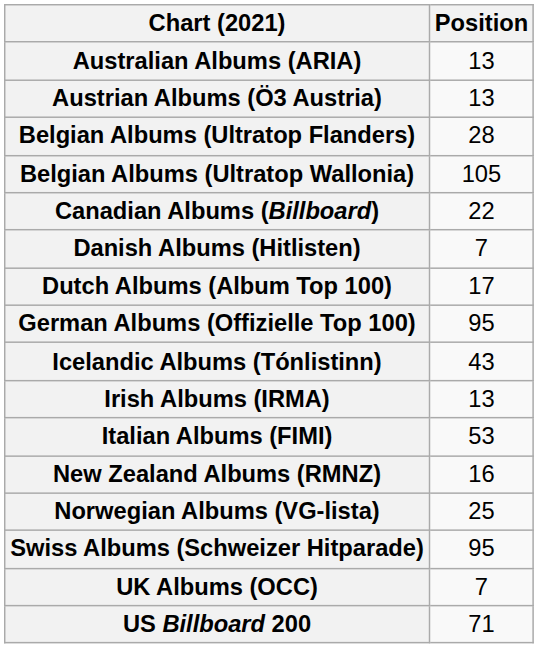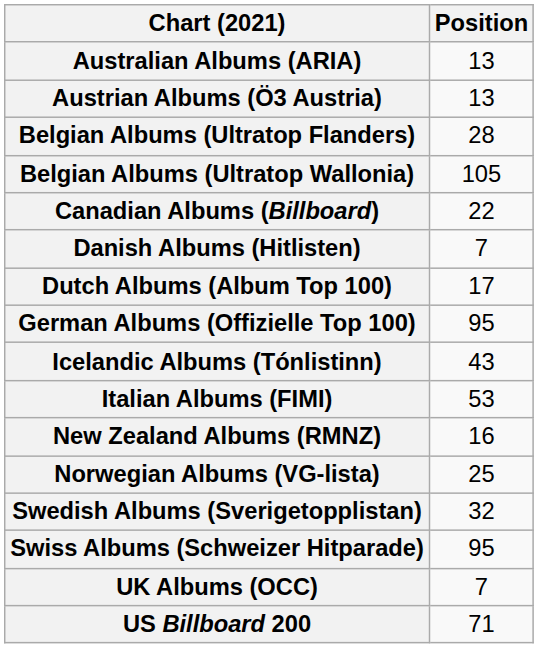- row: (217, 398)
+ row: (217, 511)
